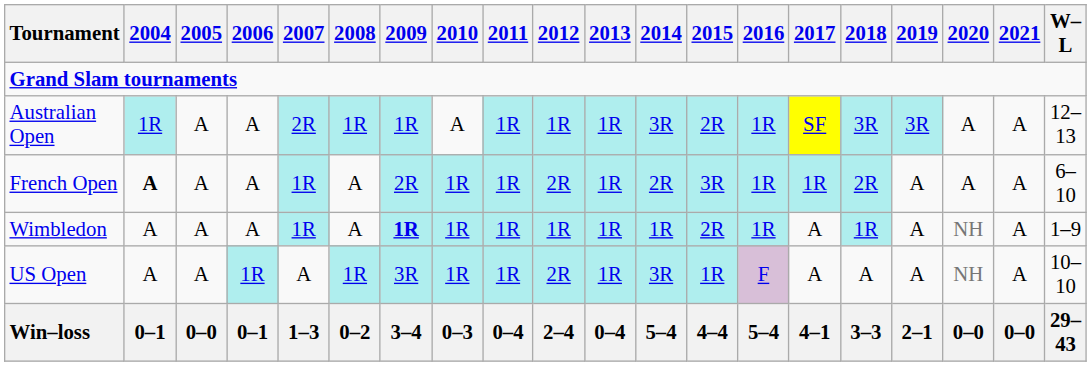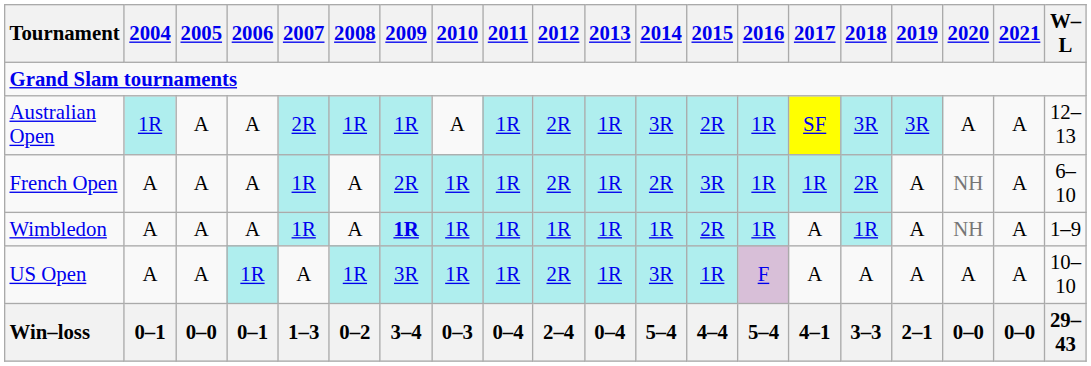(559, 124) 1R -> (559, 124) 2R
(150, 182) bold -> (150, 182) normal
(968, 182) A -> (968, 182) NH
(968, 274) NH -> (968, 274) A
